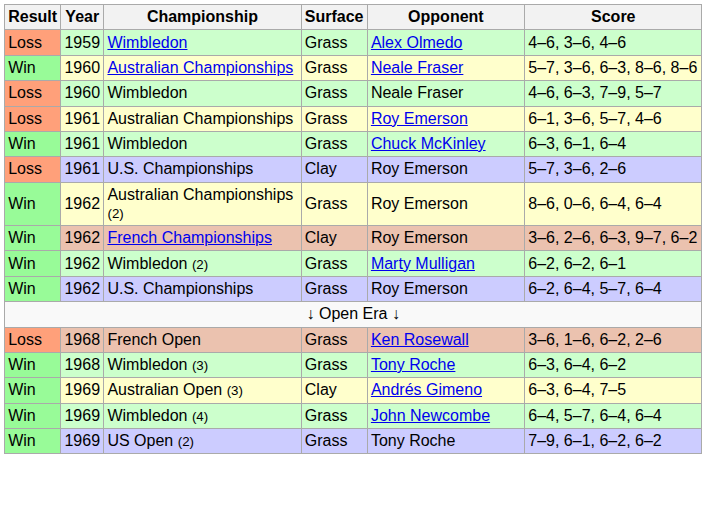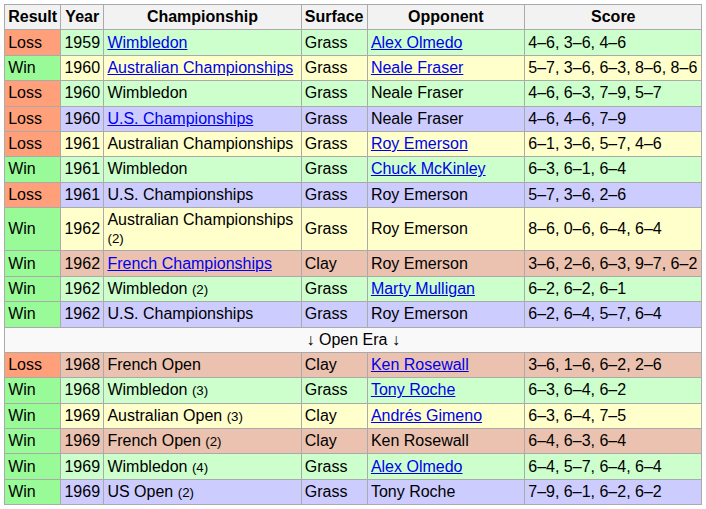+ row: (82, 118)
(321, 169) Clay -> (326, 194) Grass
(326, 339) Grass -> (321, 365) Clay
+ row: (82, 441)
(430, 415) John Newcombe -> (417, 466) Alex Olmedo
